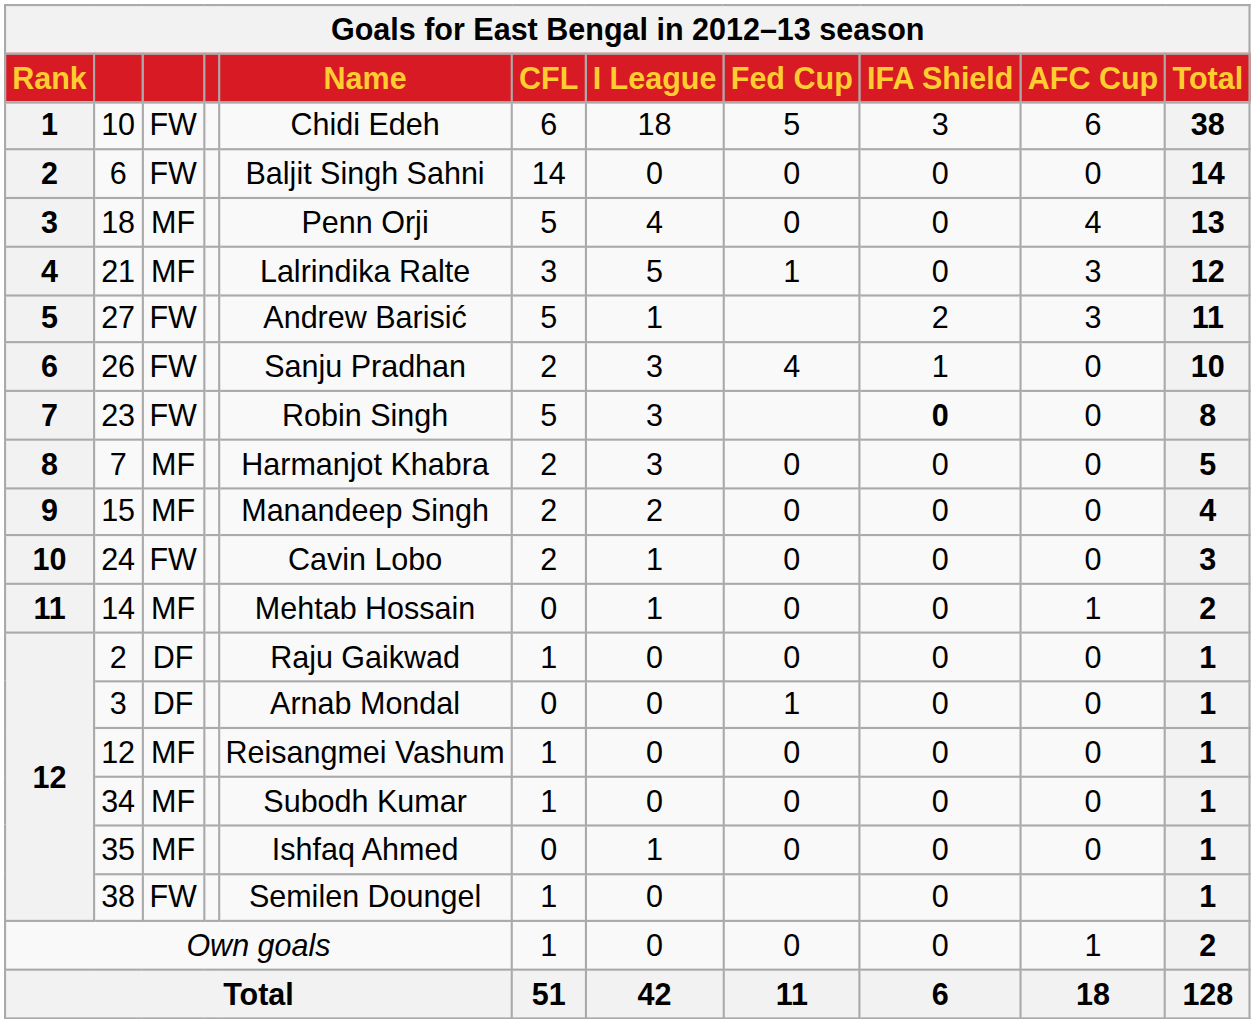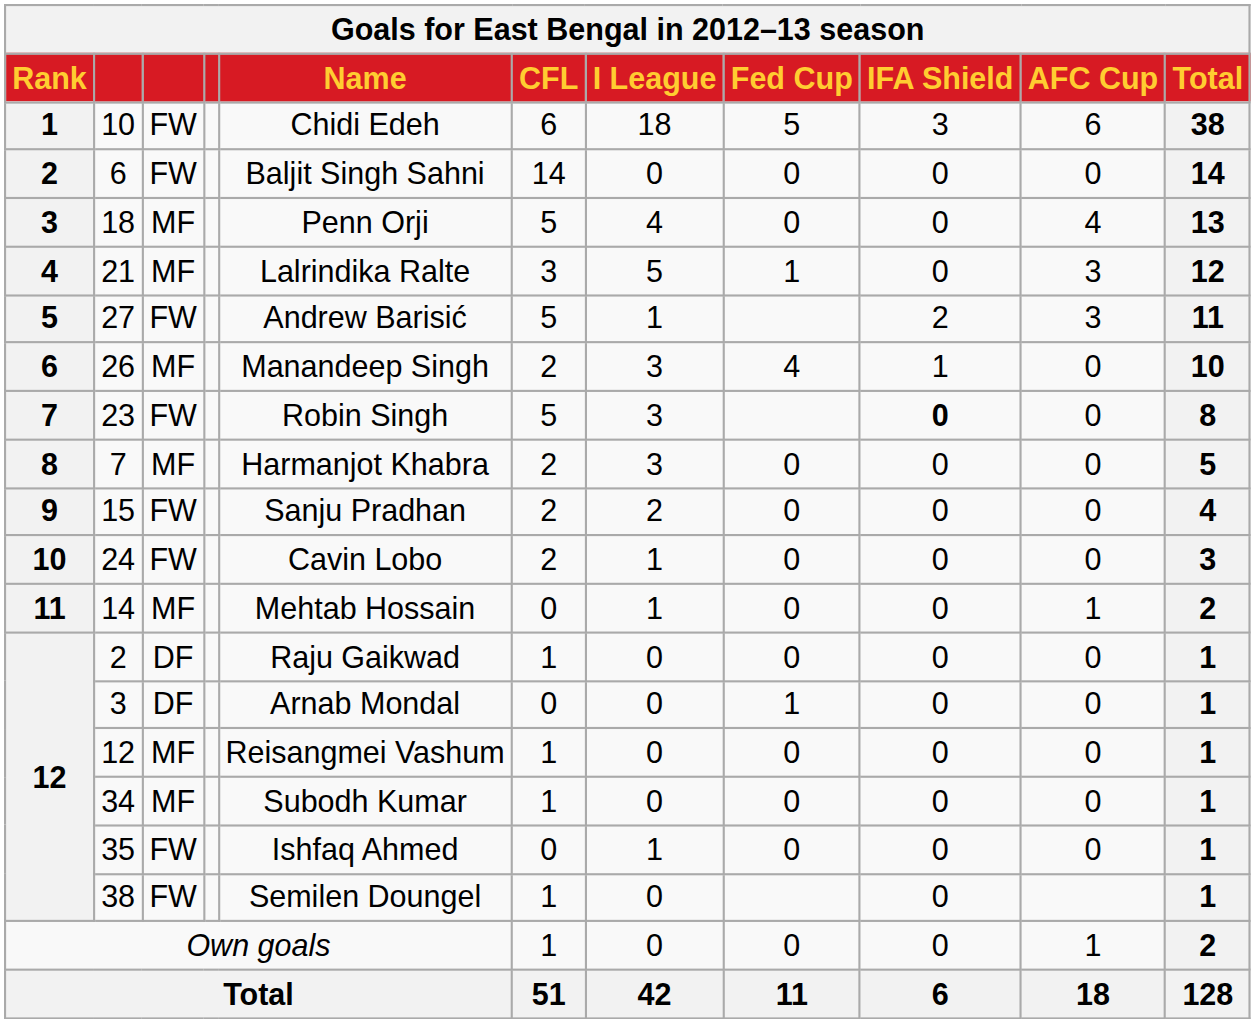(173, 367) FW -> (173, 367) MF
(365, 367) Sanju Pradhan -> (365, 367) Manandeep Singh
(173, 512) MF -> (173, 512) FW
(365, 512) Manandeep Singh -> (365, 512) Sanju Pradhan
(173, 849) MF -> (173, 849) FW
